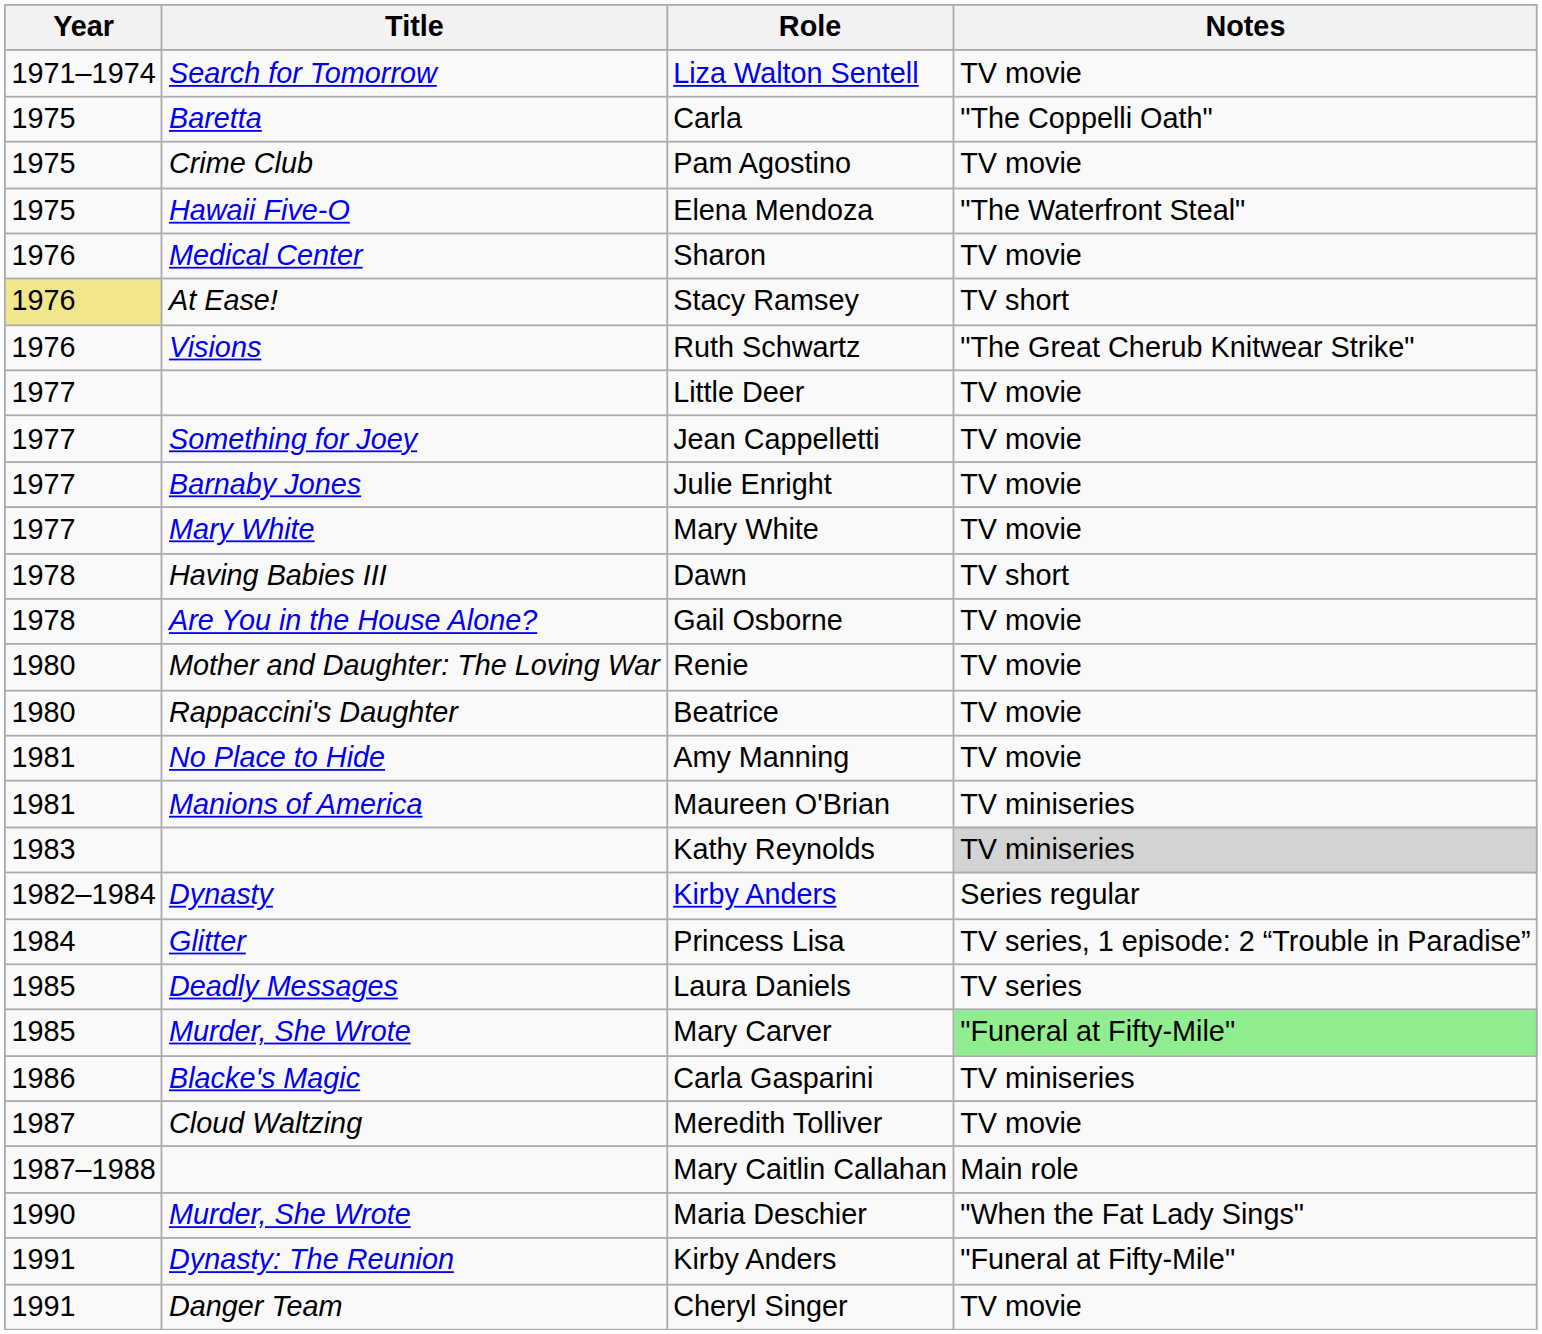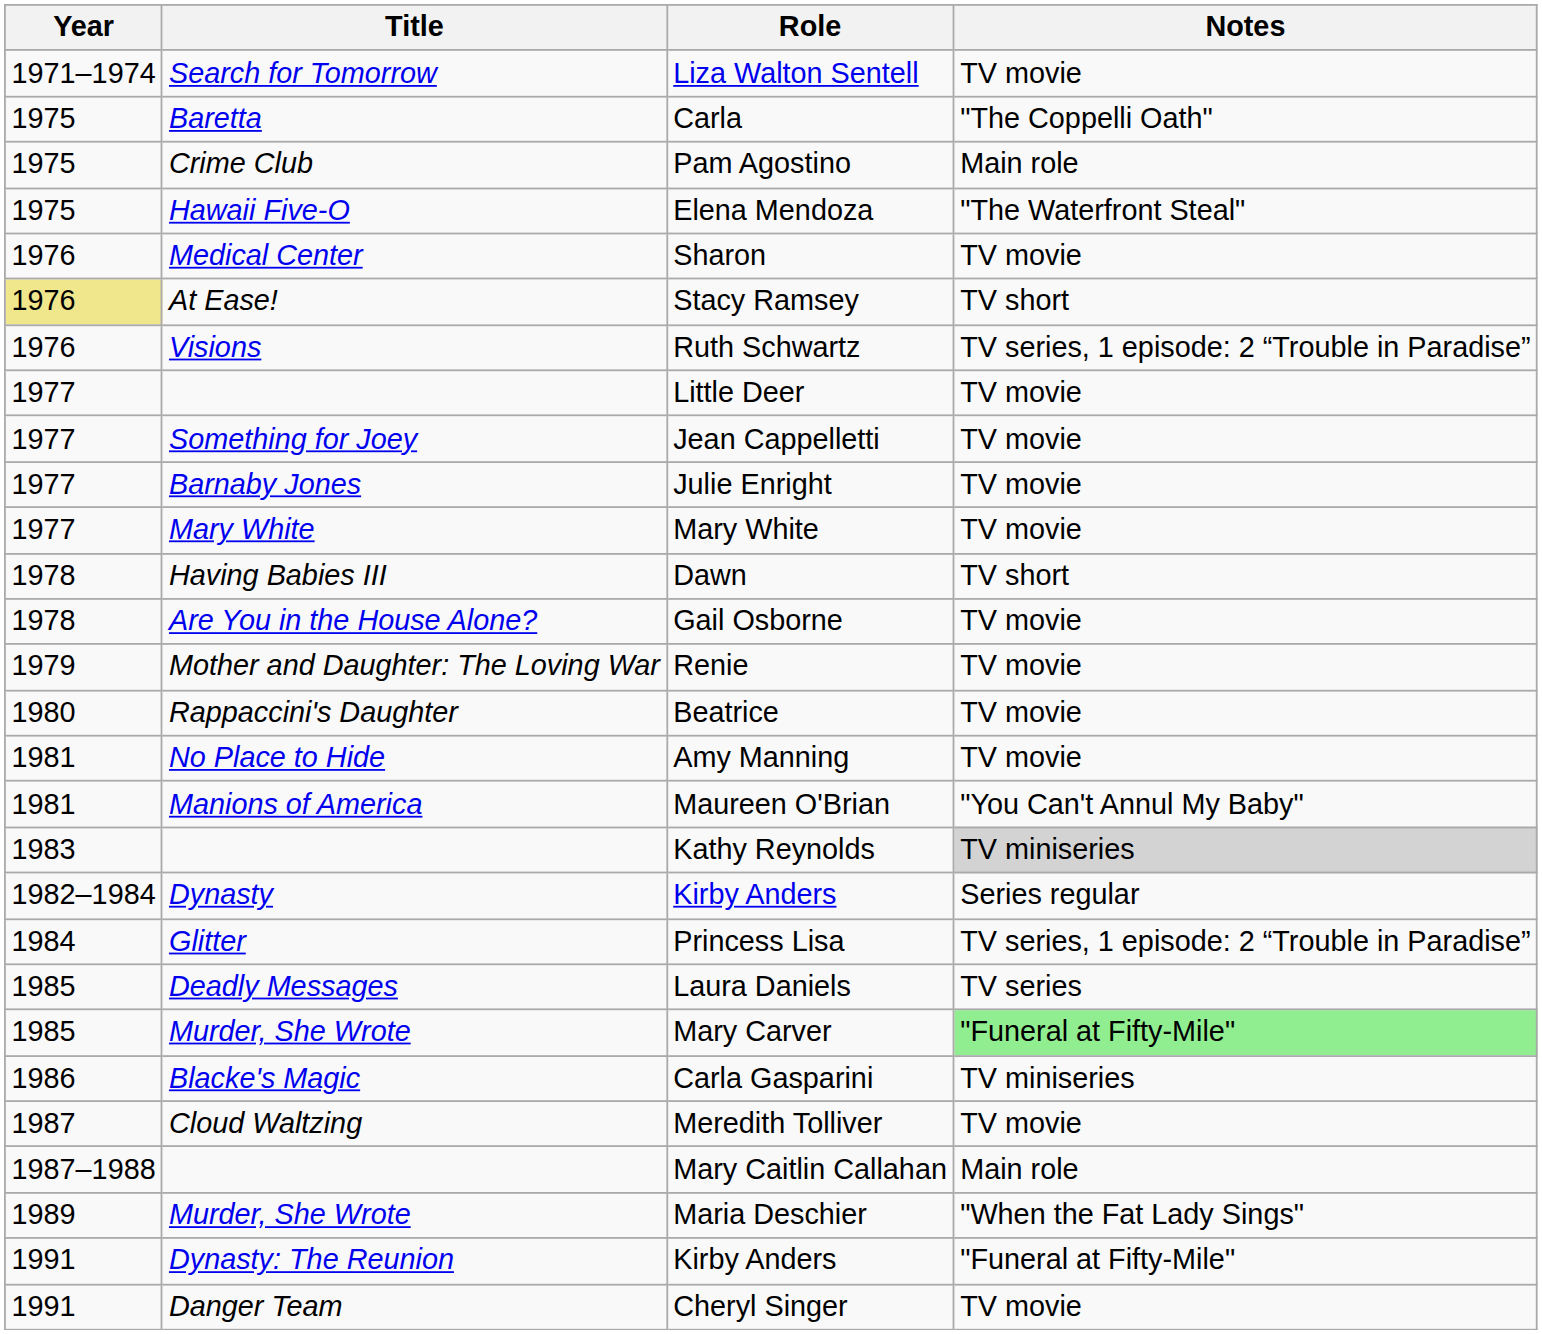(1021, 164) TV movie -> (1019, 164) Main role
(1187, 347) "The Great Cherub Knitwear Strike" -> (1245, 347) TV series, 1 episode: 2 “Trouble in Paradise”
(44, 666) 1980 -> (44, 666) 1979
(1047, 803) TV miniseries -> (1132, 803) "You Can't Annul My Baby"
(44, 1214) 1990 -> (44, 1214) 1989
